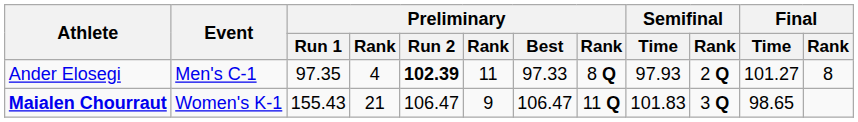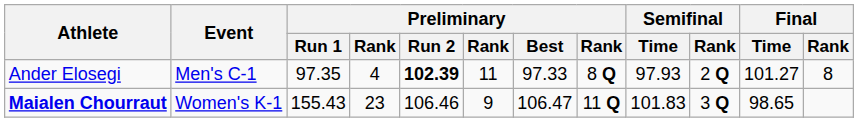(375, 103) 21 -> (375, 103) 23
(432, 103) 106.47 -> (432, 103) 106.46
